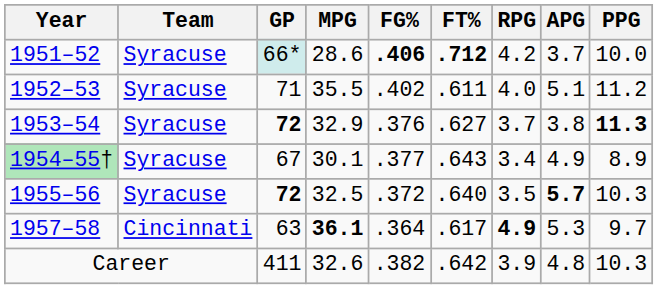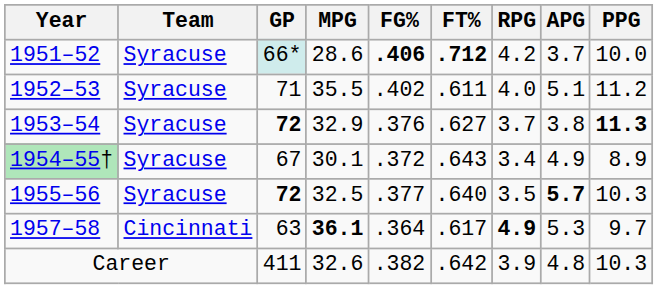(399, 161) .377 -> (399, 161) .372
(399, 196) .372 -> (399, 196) .377
